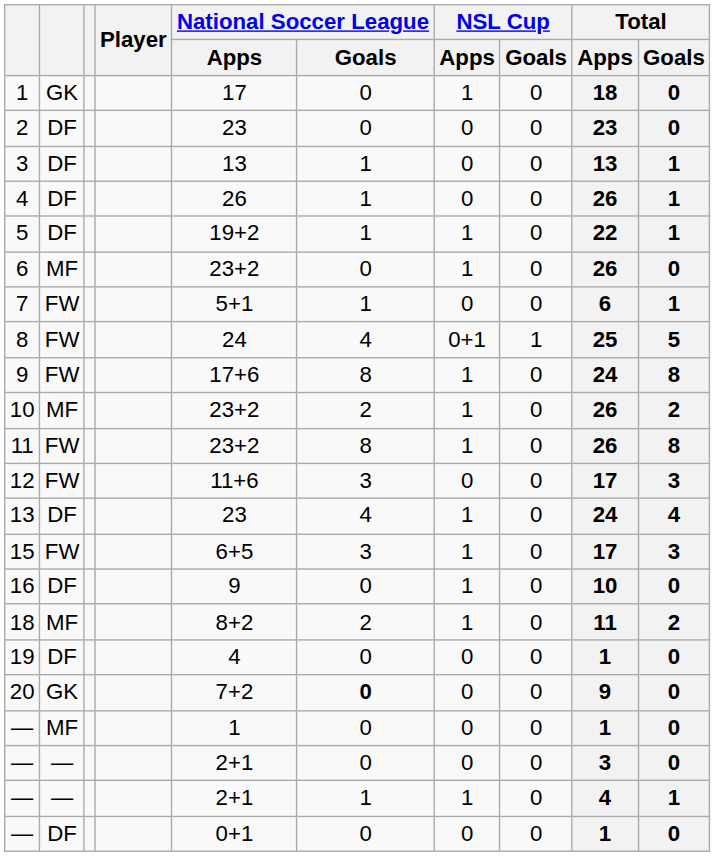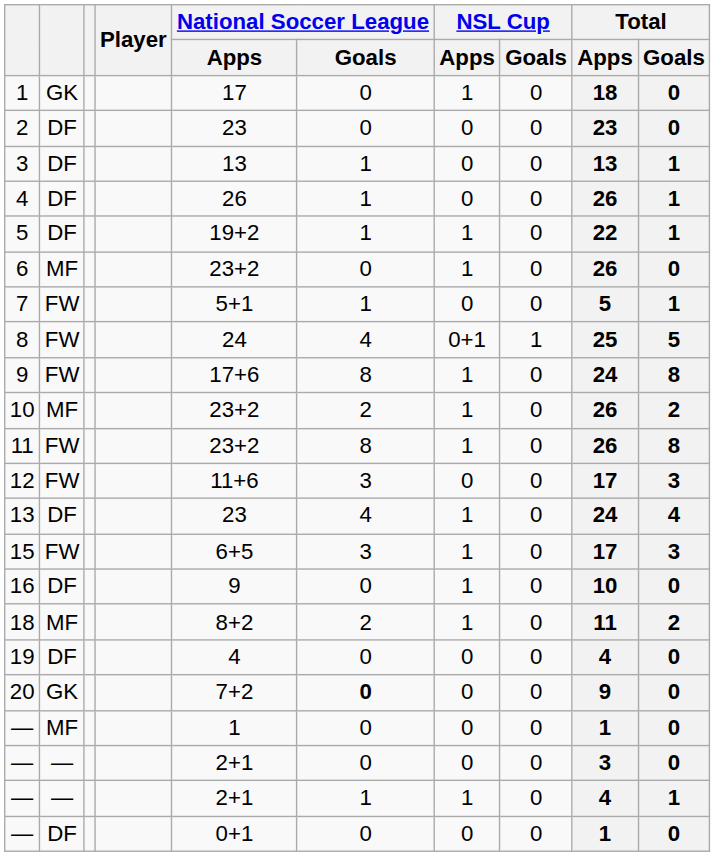(605, 304) 6 -> (605, 304) 5
(605, 657) 1 -> (605, 657) 4
